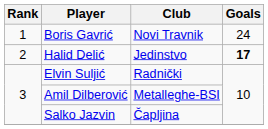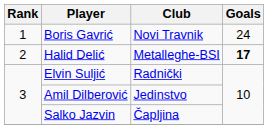(160, 54) Jedinstvo -> (177, 54) Metalleghe-BSI
(177, 94) Metalleghe-BSI -> (160, 94) Jedinstvo
